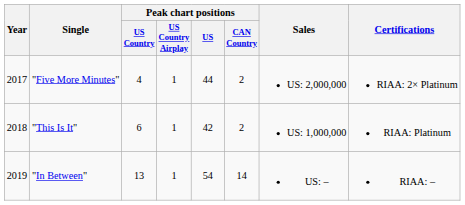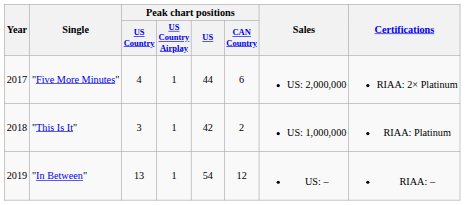(242, 79) 2 -> (242, 79) 6
(139, 127) 6 -> (139, 127) 3
(242, 176) 14 -> (242, 176) 12
